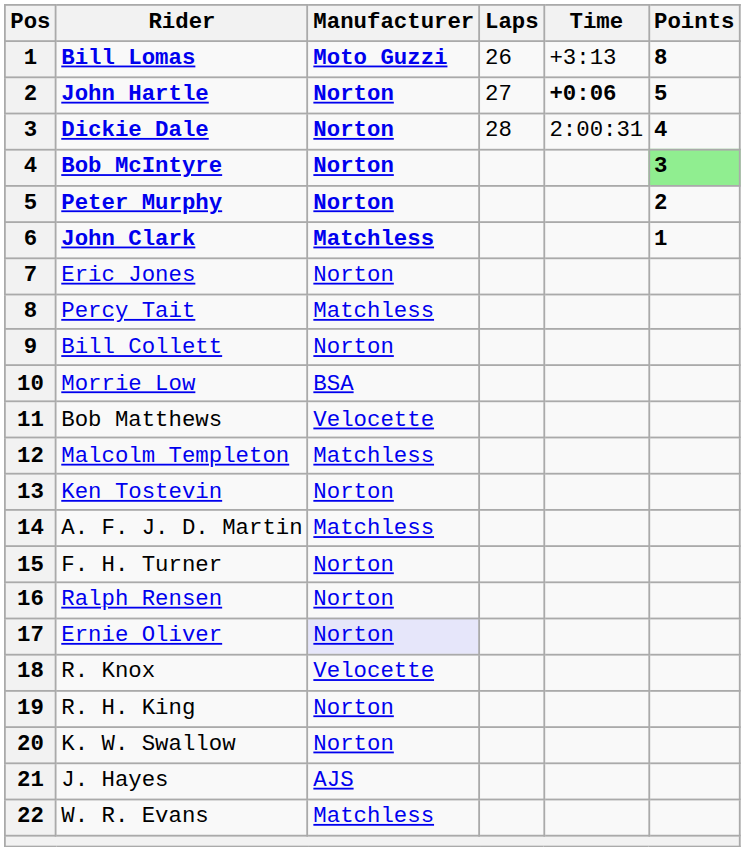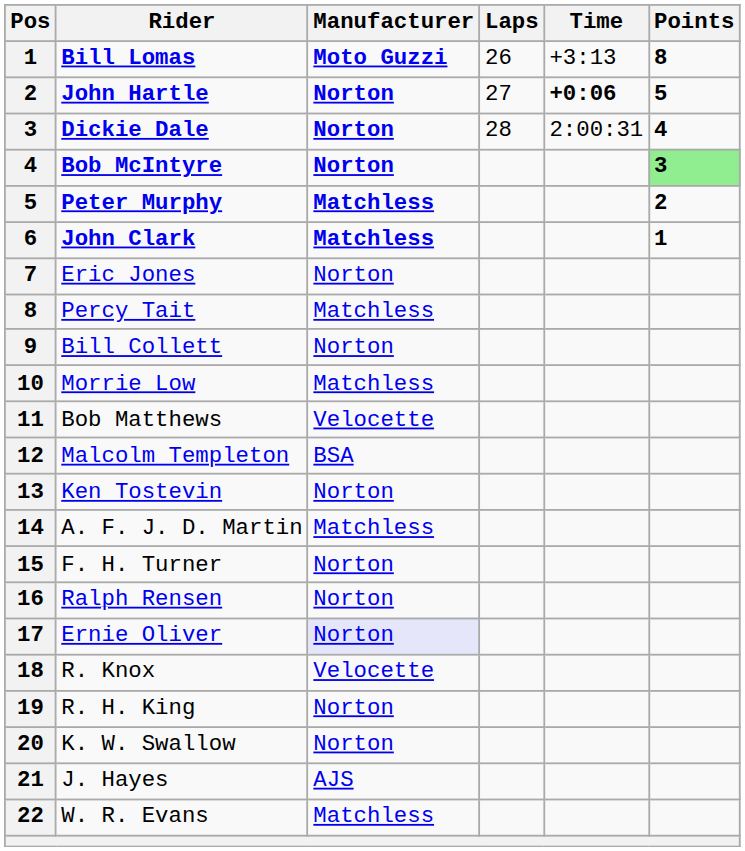(354, 204) Norton -> (374, 204) Matchless
(333, 384) BSA -> (374, 384) Matchless
(374, 456) Matchless -> (333, 456) BSA
